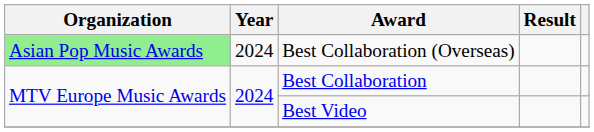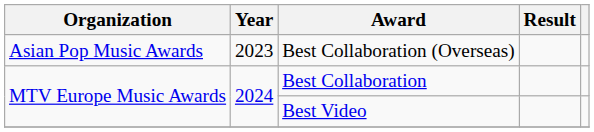(106, 50) lightgreen background -> (106, 50) no background
(254, 50) 2024 -> (254, 50) 2023
